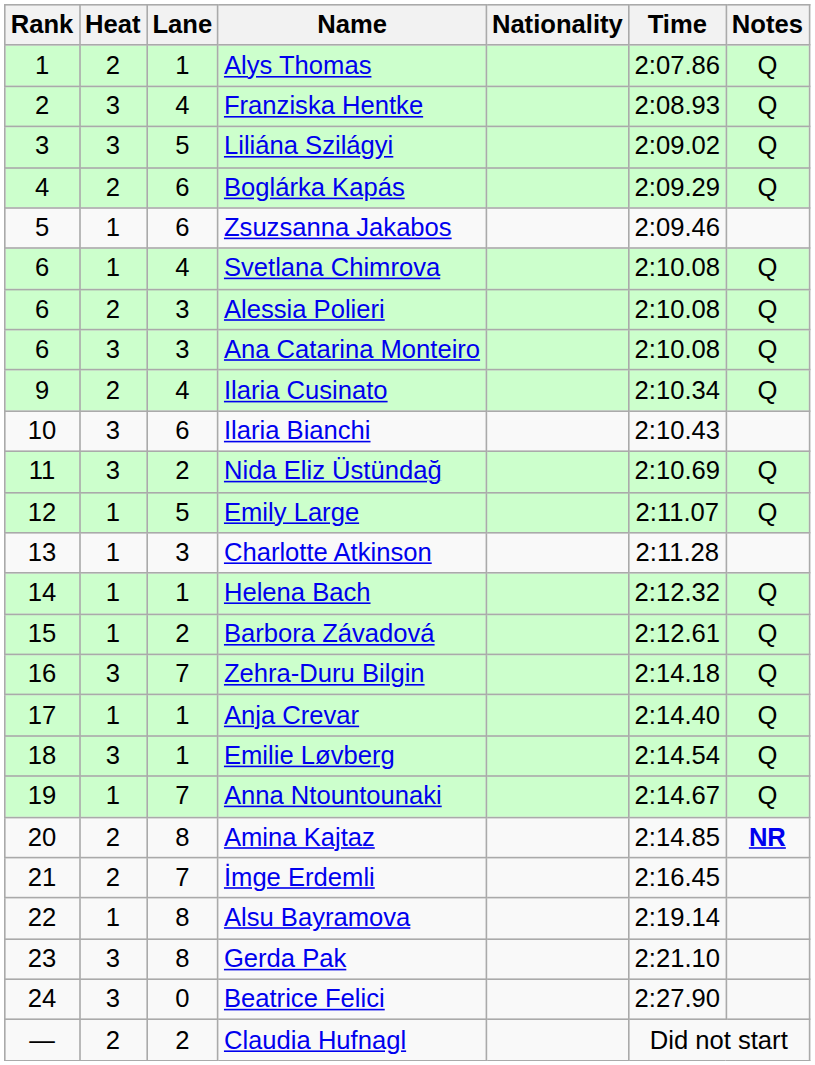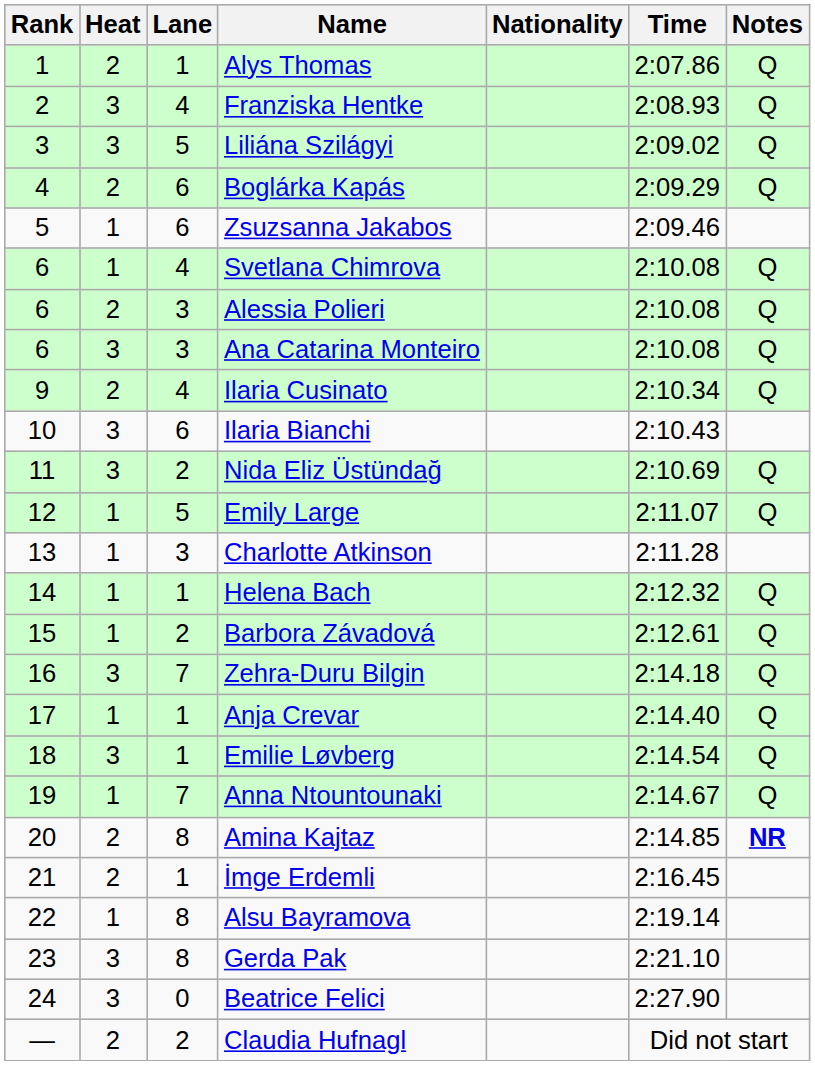(182, 877) 7 -> (182, 877) 1
